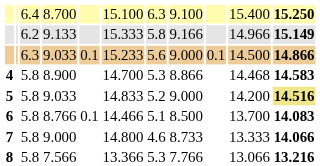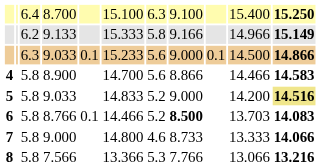(156, 75) 5.3 -> (156, 75) 5.6
(249, 75) 14.468 -> (249, 75) 14.466
(156, 116) 5.1 -> (156, 116) 5.2
(186, 116) normal -> (186, 116) bold
(249, 116) 13.700 -> (249, 116) 13.703
